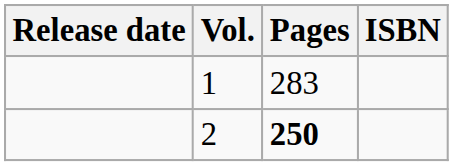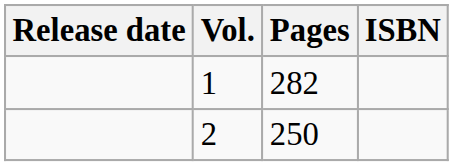(294, 82) 283 -> (294, 82) 282
(294, 133) bold -> (294, 133) normal
